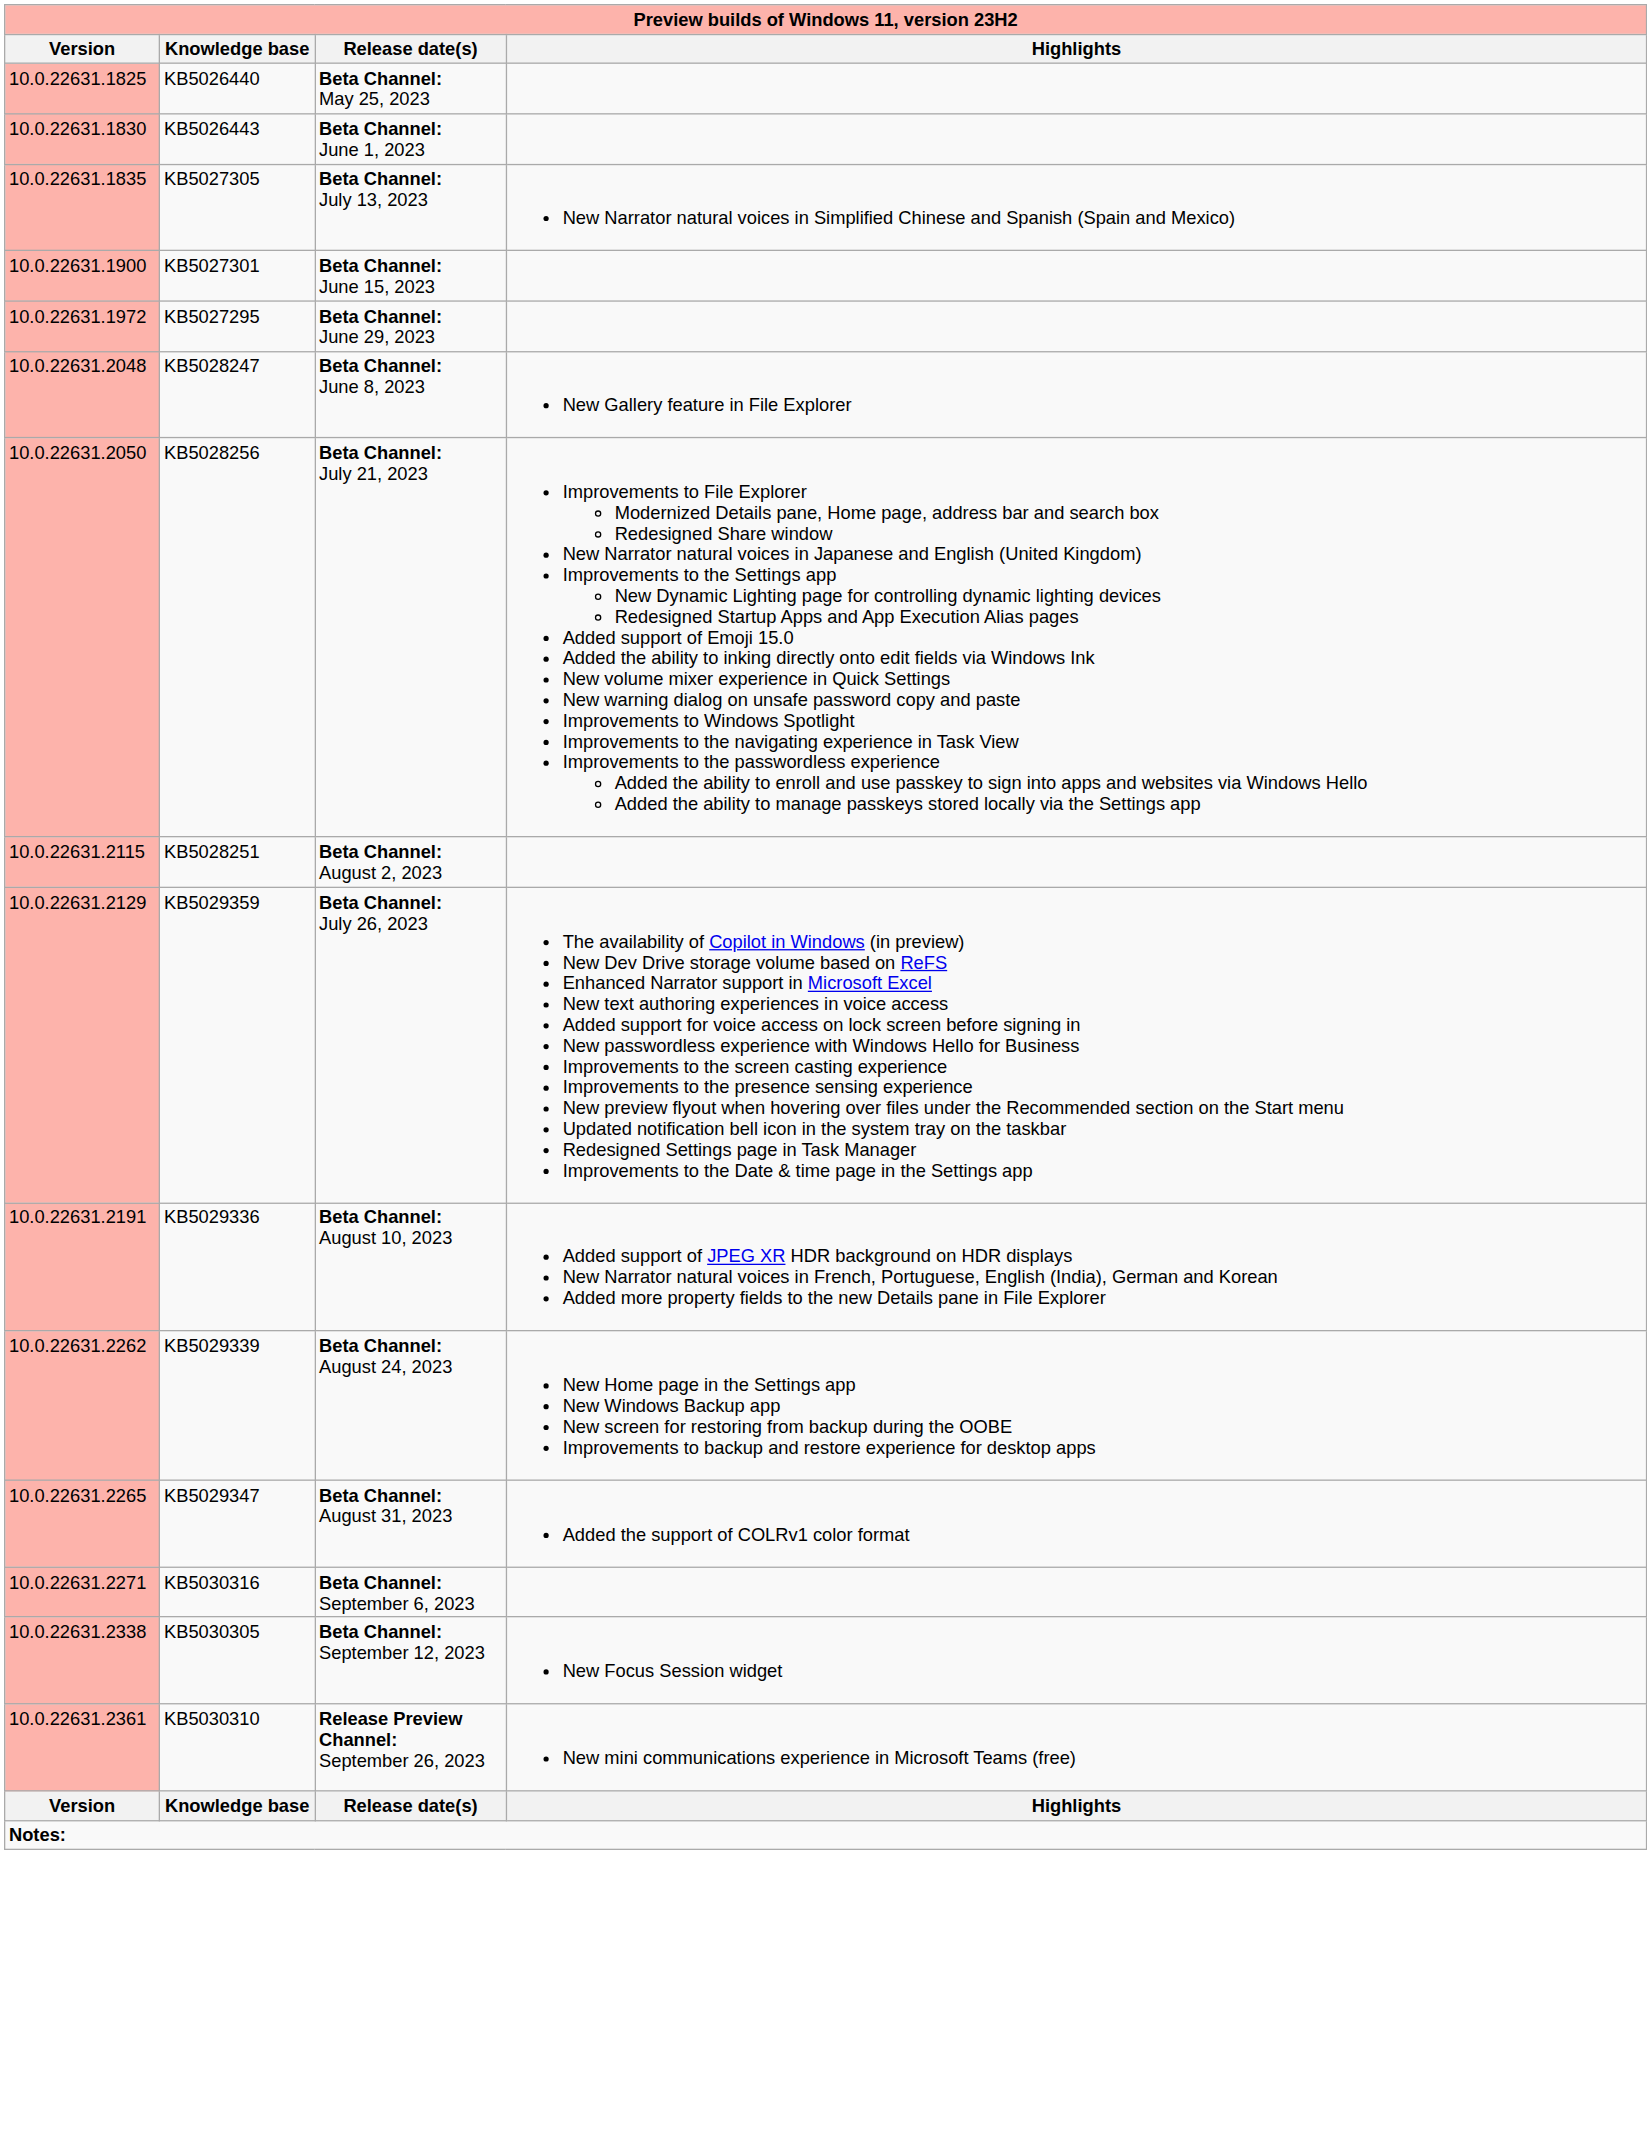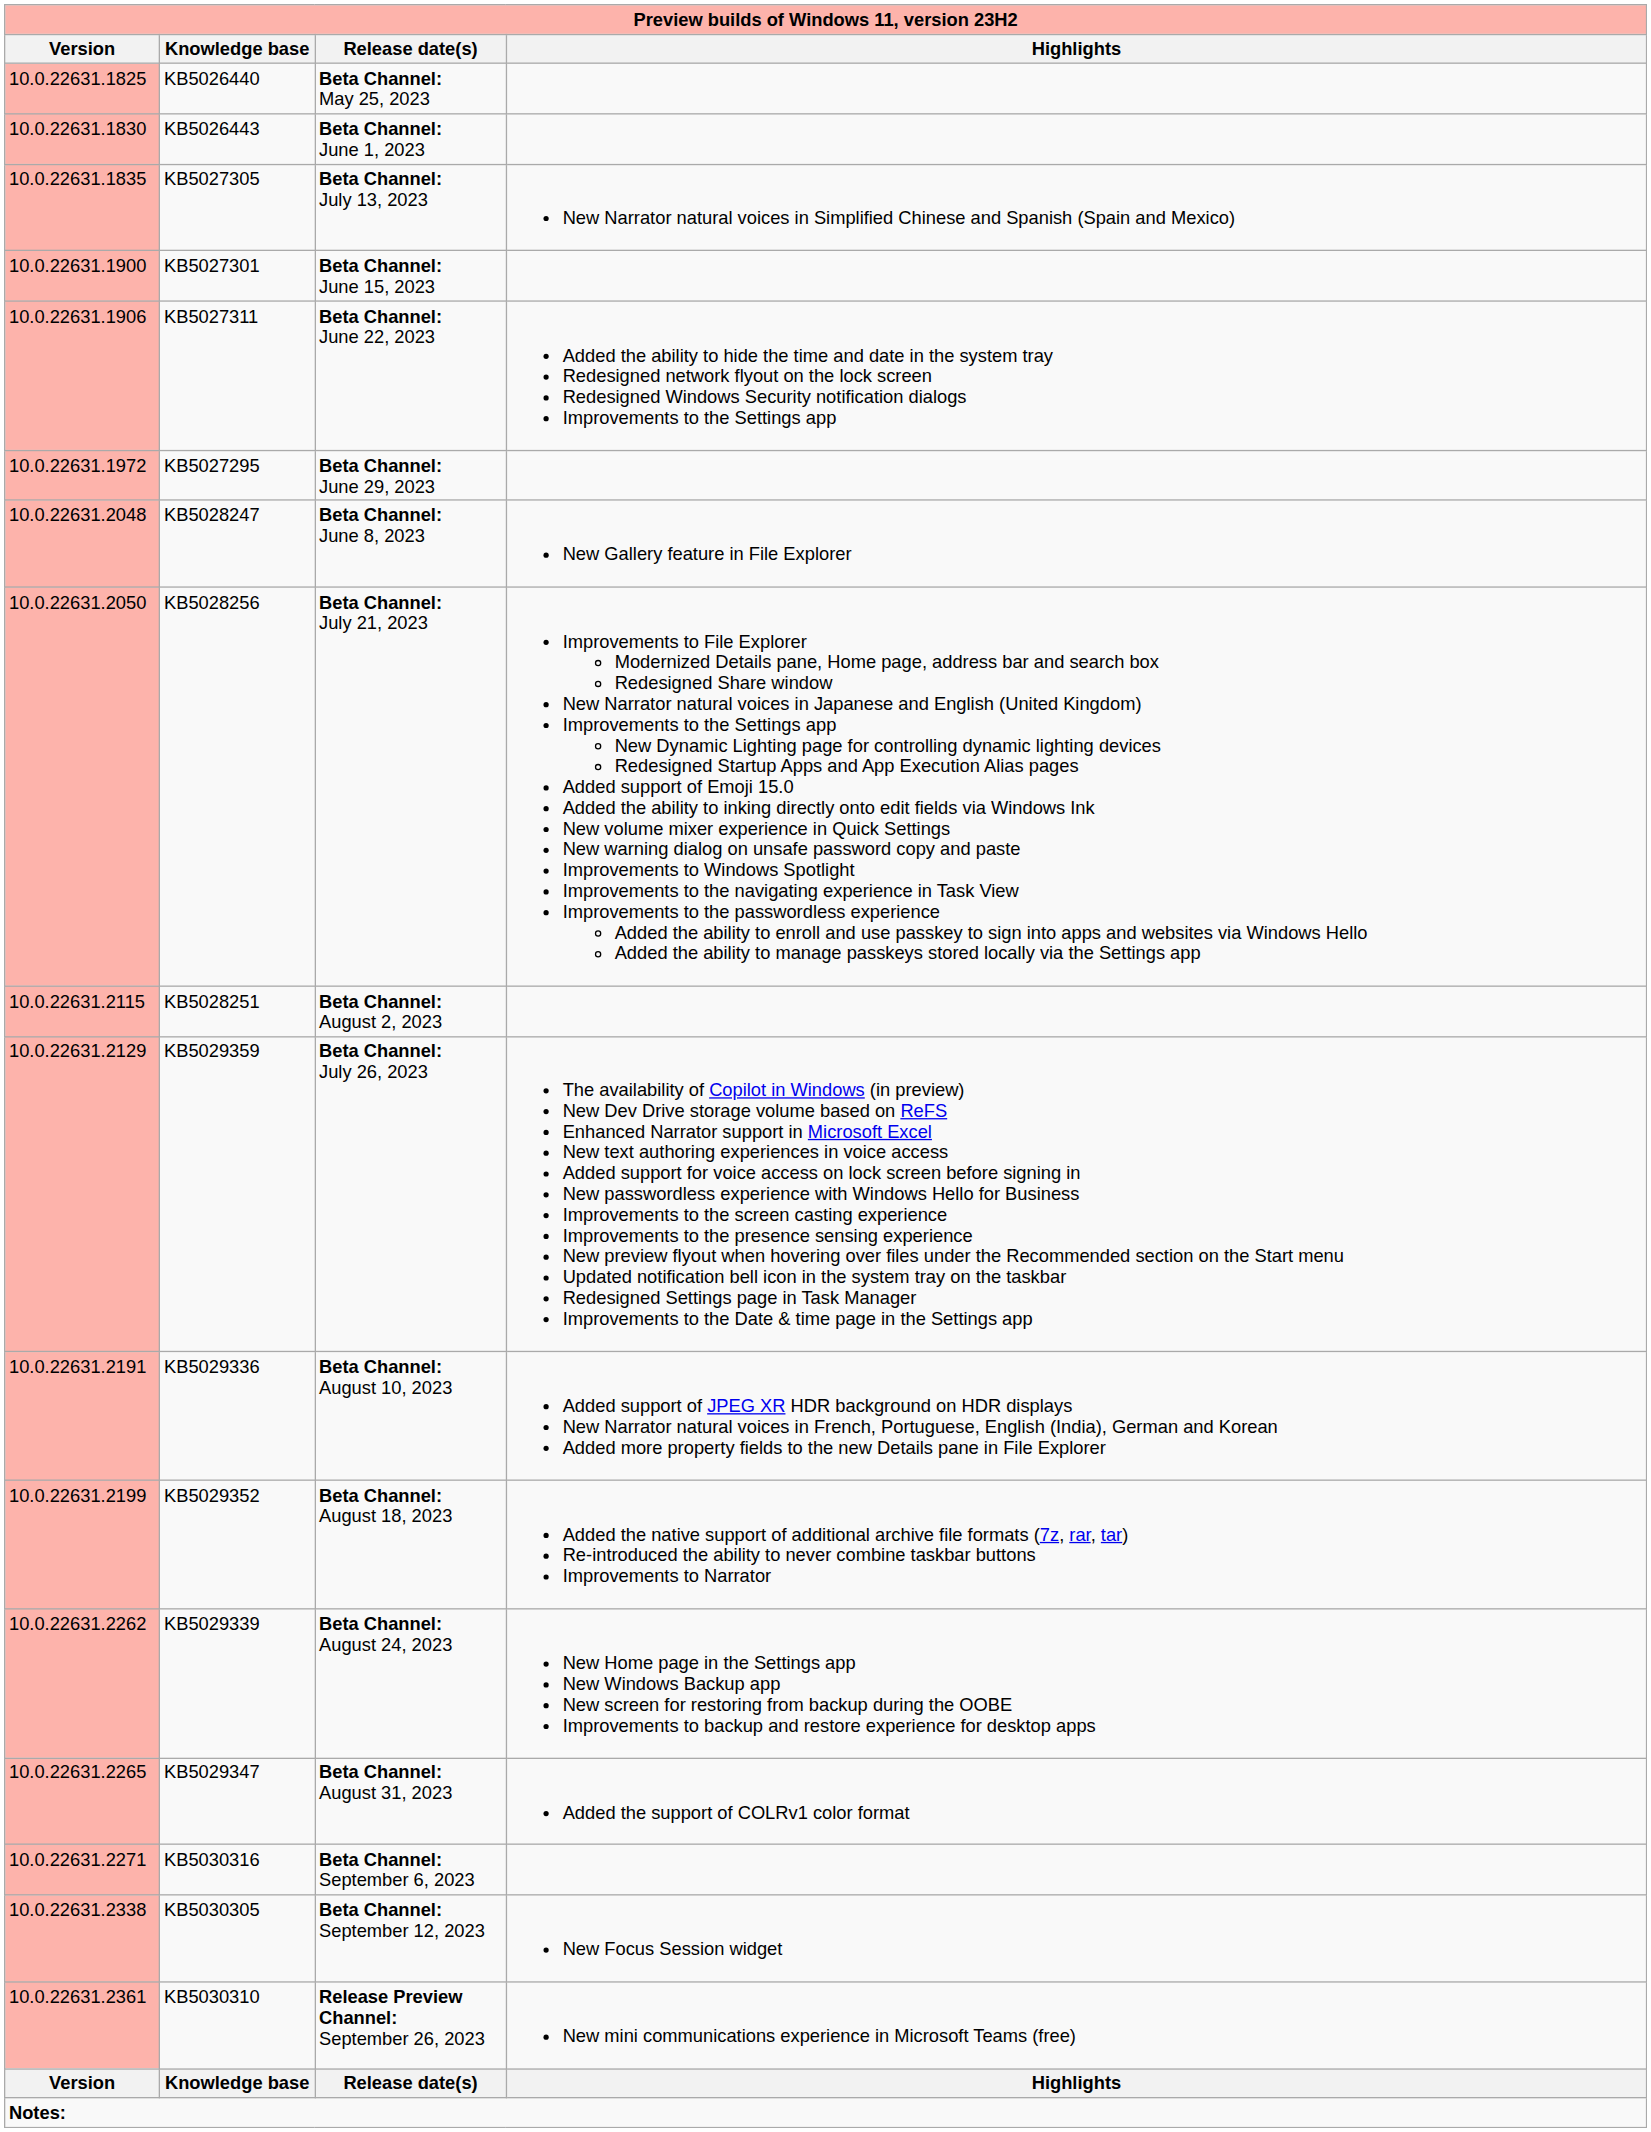+ row: (211, 316)
+ row: (212, 1495)
